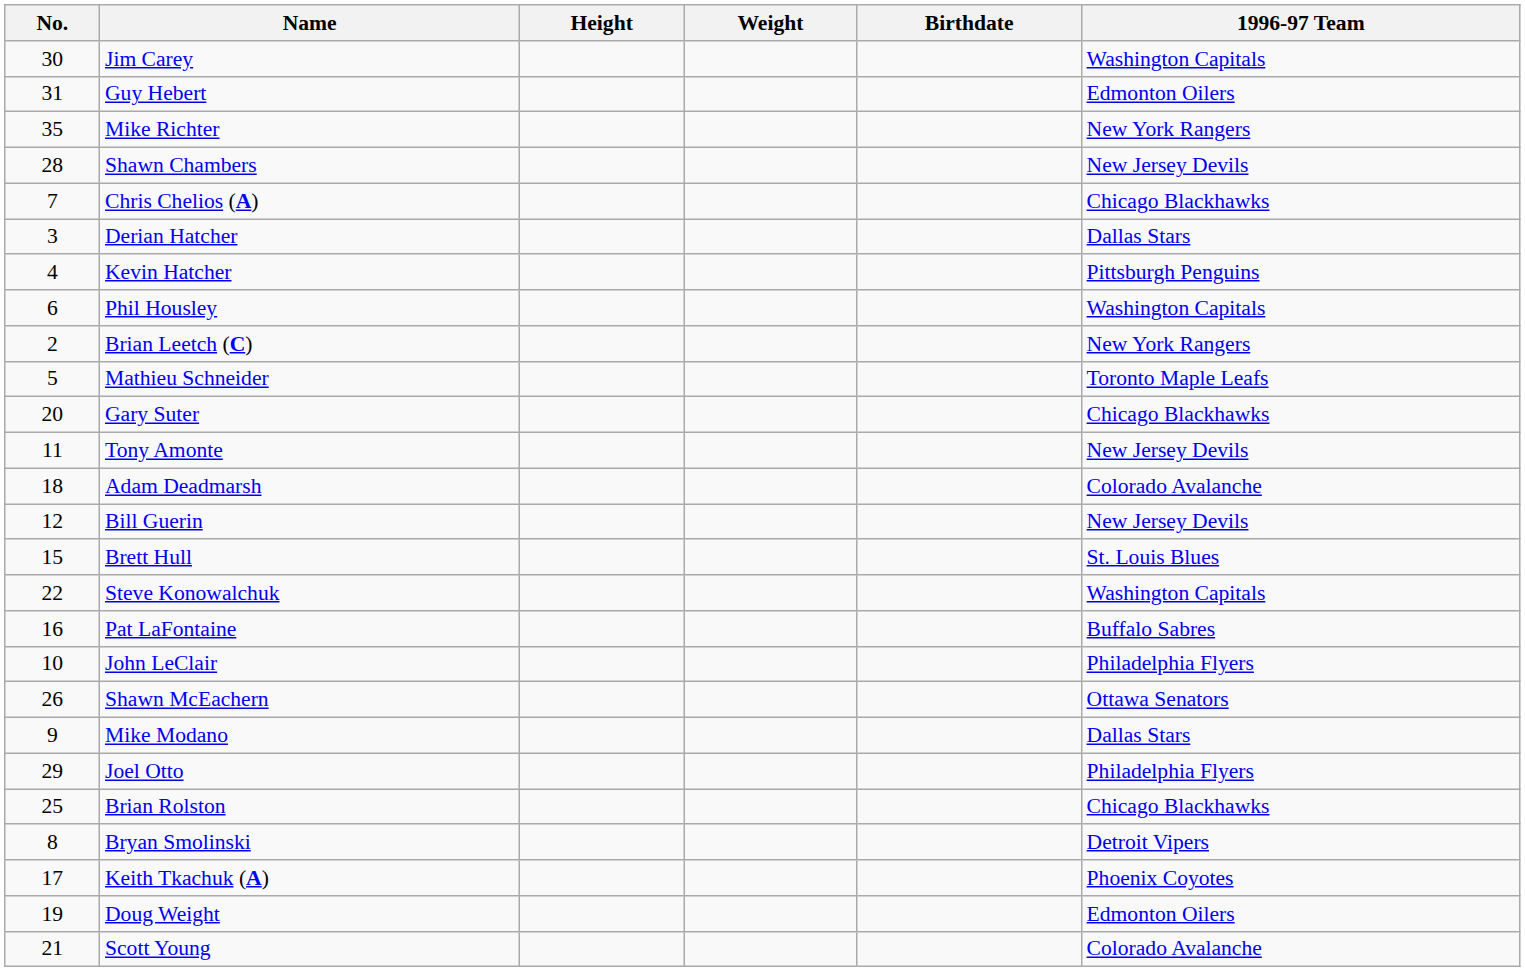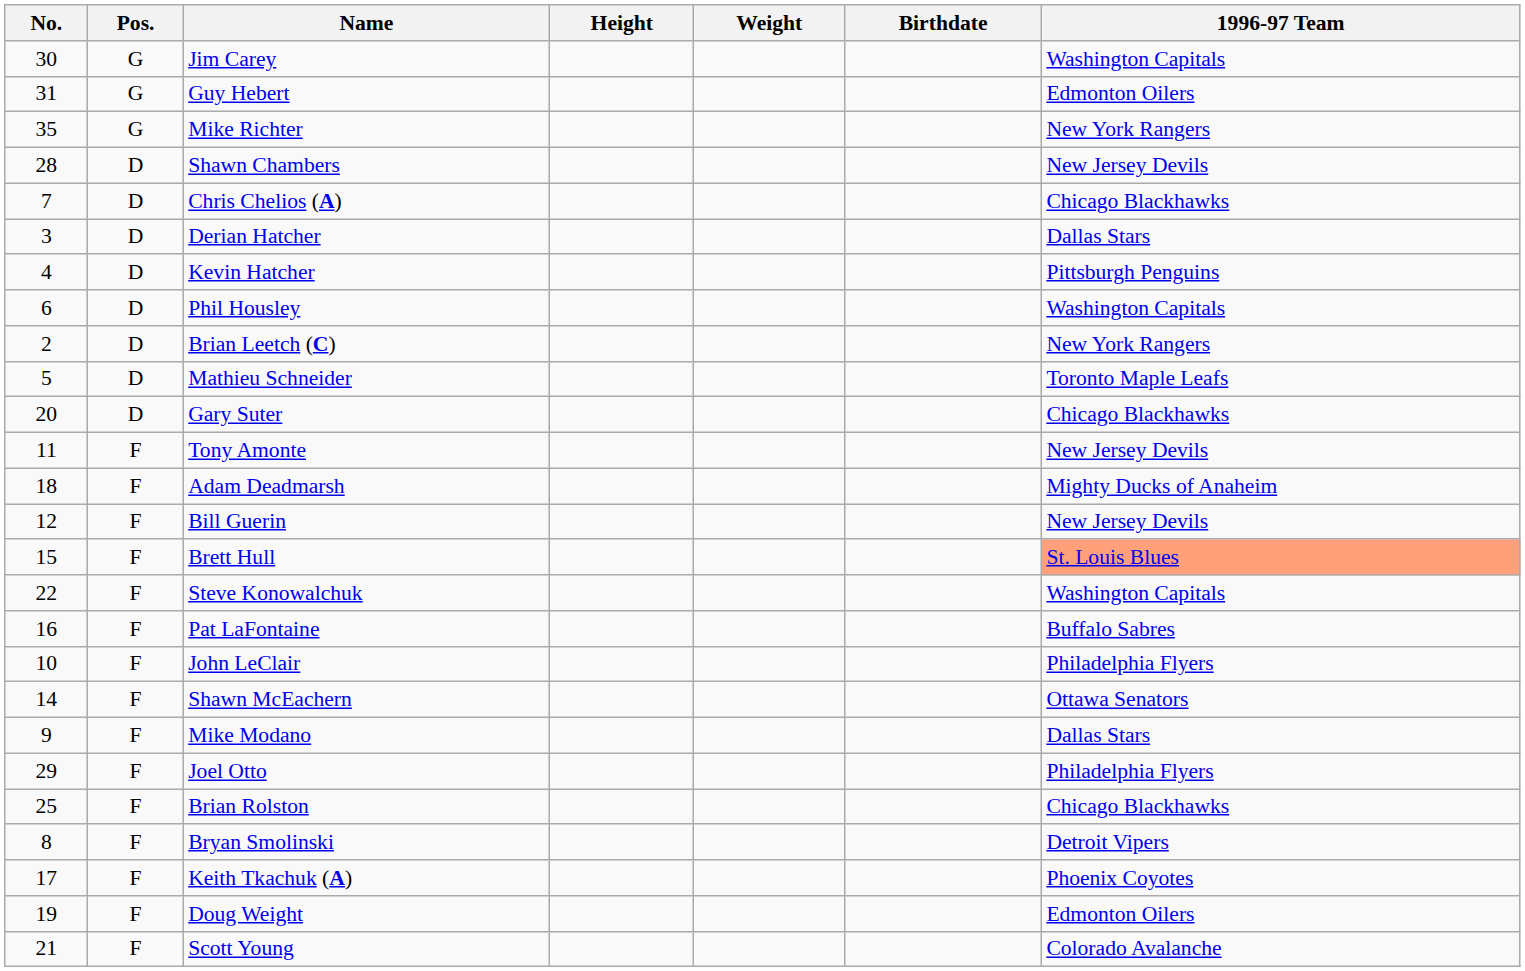+ column: (136, 22)
(1174, 485) Colorado Avalanche -> (1162, 485) Mighty Ducks of Anaheim
(1153, 557) no background -> (1113, 557) lightsalmon background
(52, 699) 26 -> (46, 699) 14
